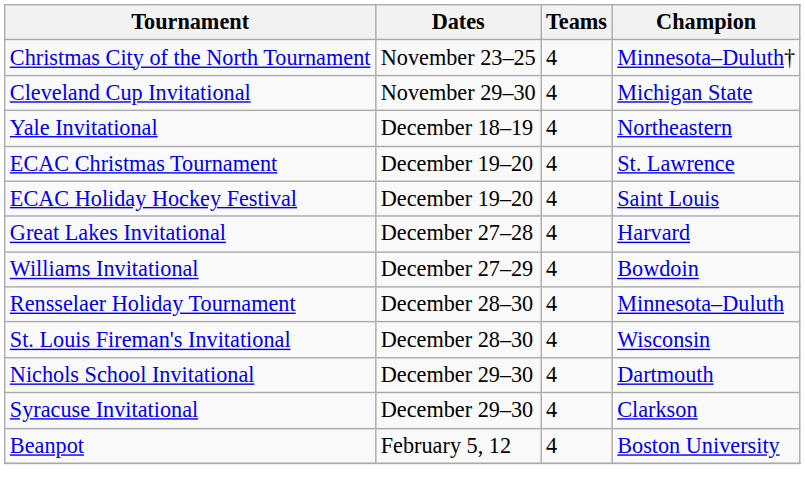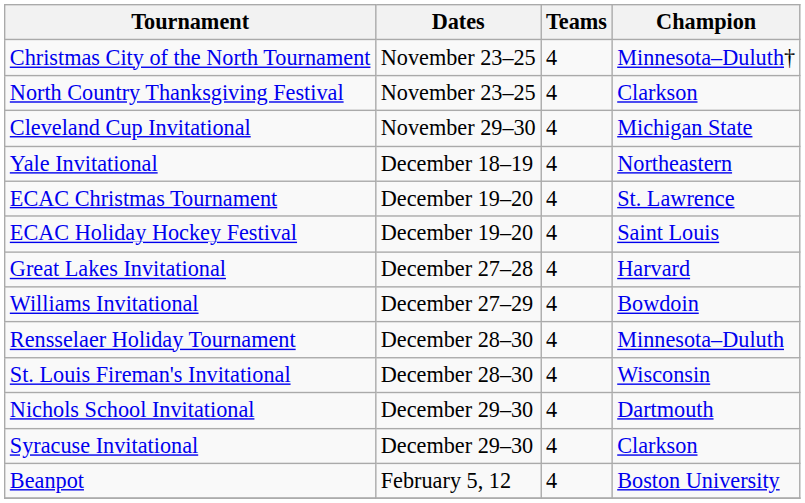+ row: (177, 92)
